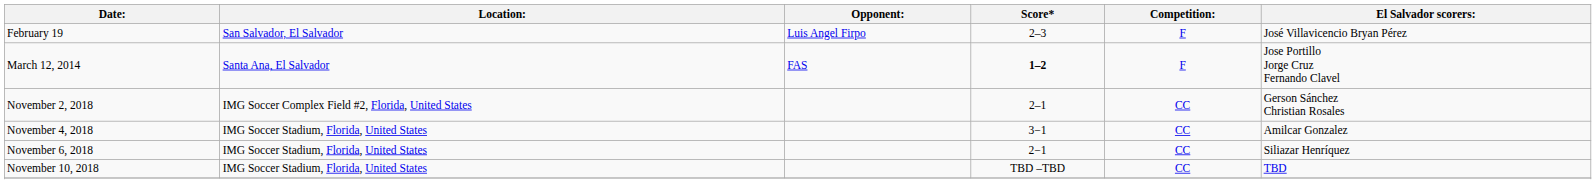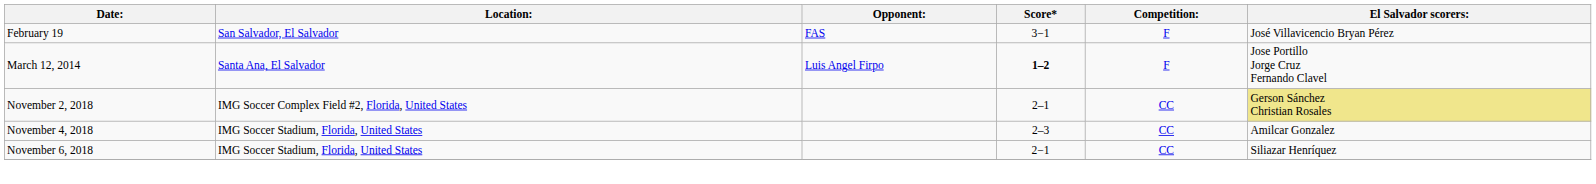(827, 33) Luis Angel Firpo -> (815, 33) FAS
(1038, 33) 2–3 -> (1041, 33) 3−1
(797, 65) FAS -> (844, 65) Luis Angel Firpo
(1304, 105) no background -> (1291, 105) khaki background
(1038, 131) 3−1 -> (1041, 131) 2–3
- row: (53, 169)
